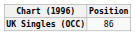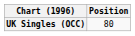(109, 24) 86 -> (109, 24) 80
